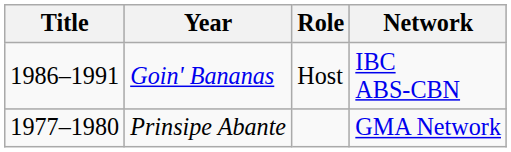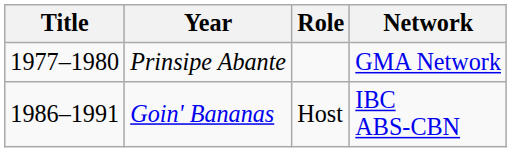rows swapped: (208, 127) <-> (202, 75)
